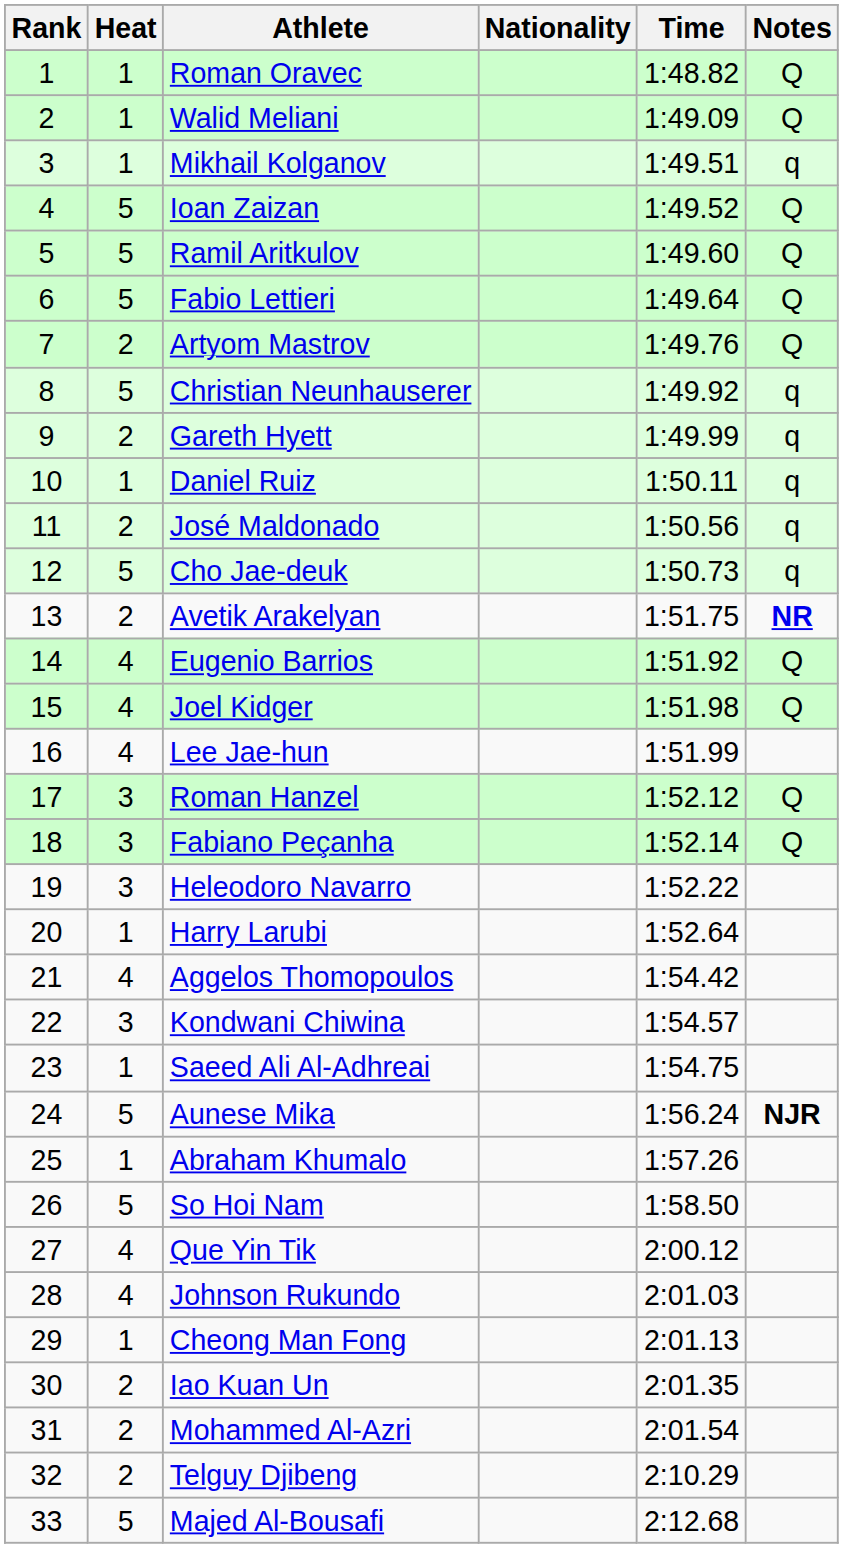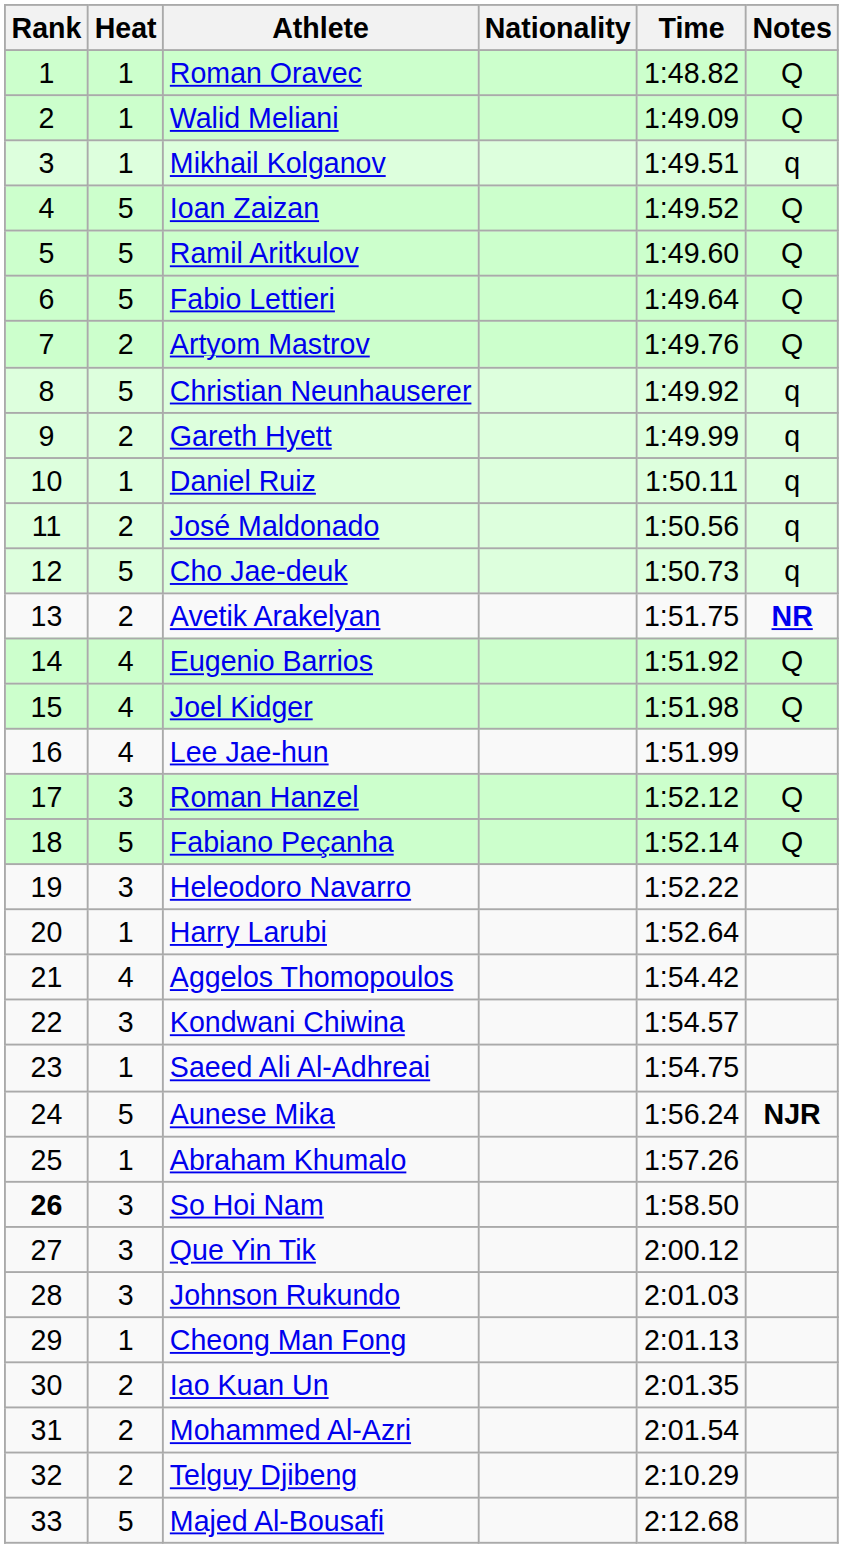(126, 842) 3 -> (126, 842) 5
(46, 1204) normal -> (46, 1204) bold
(126, 1204) 5 -> (126, 1204) 3
(126, 1249) 4 -> (126, 1249) 3
(126, 1294) 4 -> (126, 1294) 3
